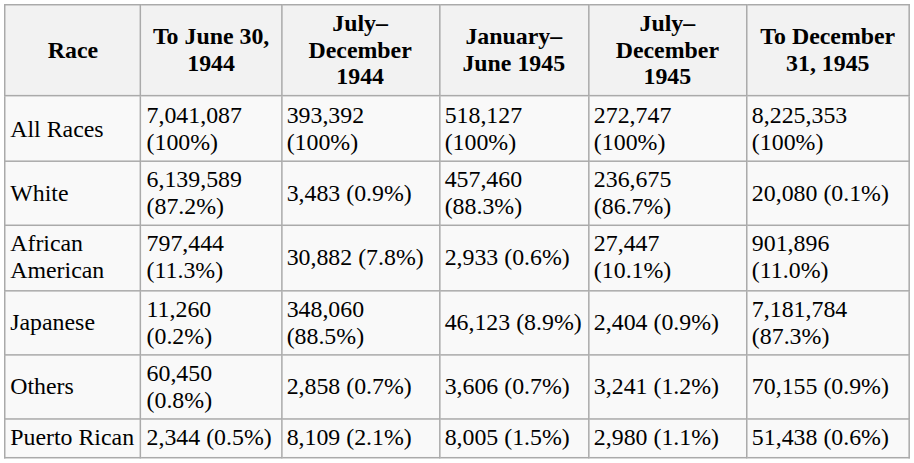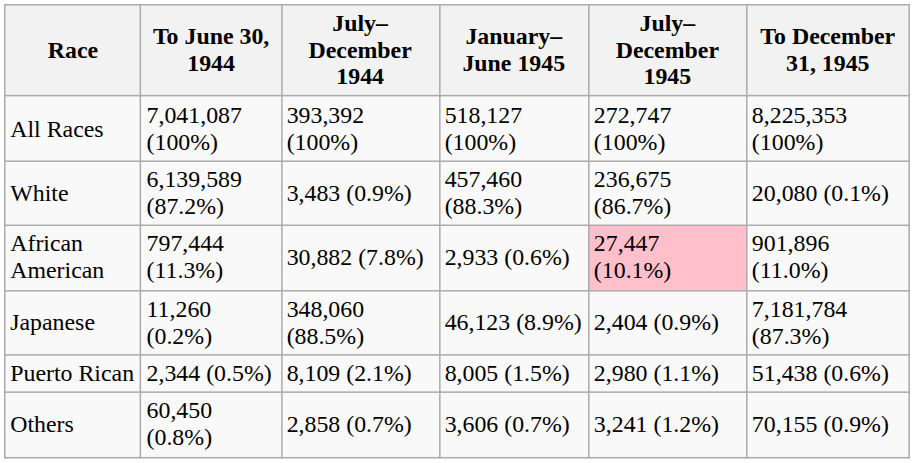(633, 257) no background -> (633, 257) pink background
rows swapped: (72, 437) <-> (42, 386)
